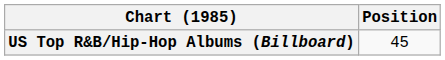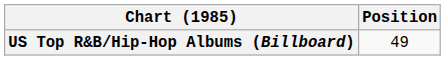(400, 43) 45 -> (400, 43) 49
